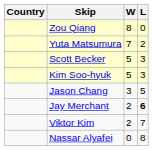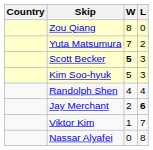(129, 59) normal -> (129, 59) bold
+ row: (83, 91)
- row: (78, 91)
(129, 122) 2 -> (129, 122) 1
